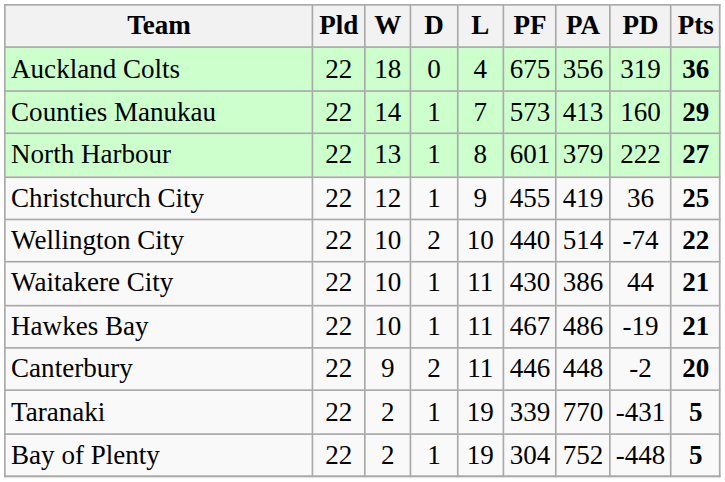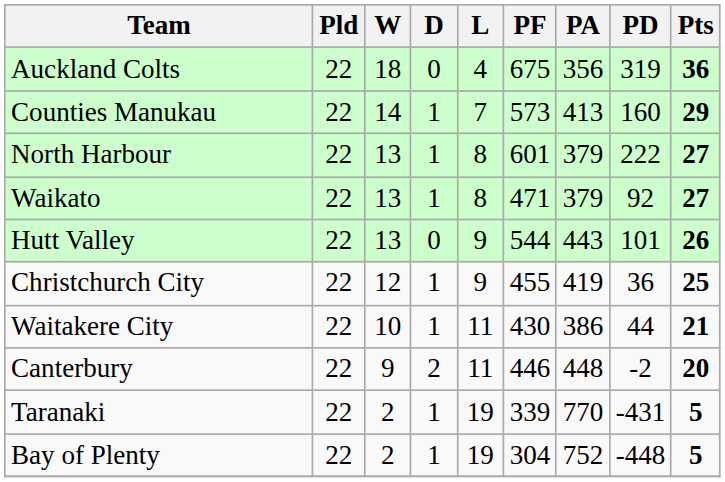+ row: (56, 197)
+ row: (73, 240)
- row: (97, 240)
- row: (80, 326)
